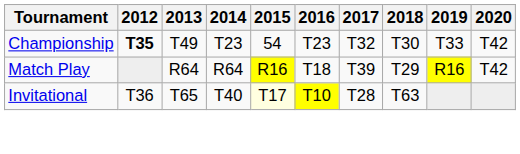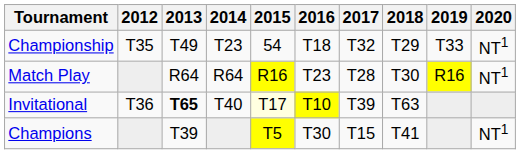(140, 43) bold -> (140, 45) normal
(317, 43) T23 -> (317, 45) T18
(405, 43) T30 -> (405, 45) T29
(494, 43) T42 -> (494, 45) NT1
(317, 69) T18 -> (317, 76) T23
(361, 69) T39 -> (361, 76) T28
(405, 69) T29 -> (405, 76) T30
(494, 69) T42 -> (494, 76) NT1
(184, 95) normal -> (184, 104) bold
(361, 95) T28 -> (361, 104) T39
+ row: (50, 133)
